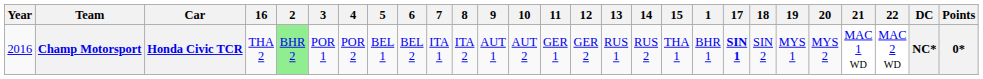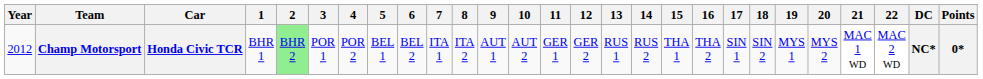columns swapped: (708, 14) <-> (261, 14)
(20, 49) 2016 -> (20, 49) 2012
(737, 49) bold -> (737, 49) normal
